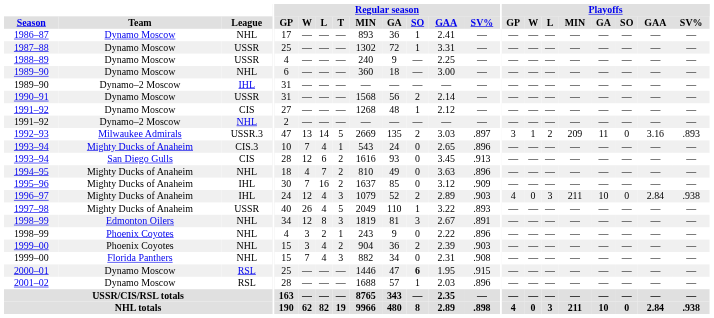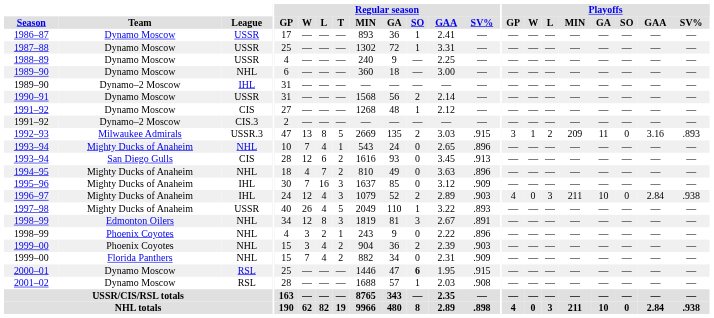(247, 35) NHL -> (247, 35) USSR
(247, 121) NHL -> (247, 121) CIS.3
(324, 134) 14 -> (324, 134) 8
(482, 134) .897 -> (482, 134) .915
(247, 146) CIS.3 -> (247, 146) NHL
(341, 183) 2 -> (341, 183) 3
(341, 258) 3 -> (341, 258) 2
(482, 258) .908 -> (482, 258) .909
(482, 283) .896 -> (482, 283) .908
